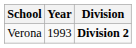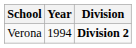(59, 33) 1993 -> (59, 33) 1994
